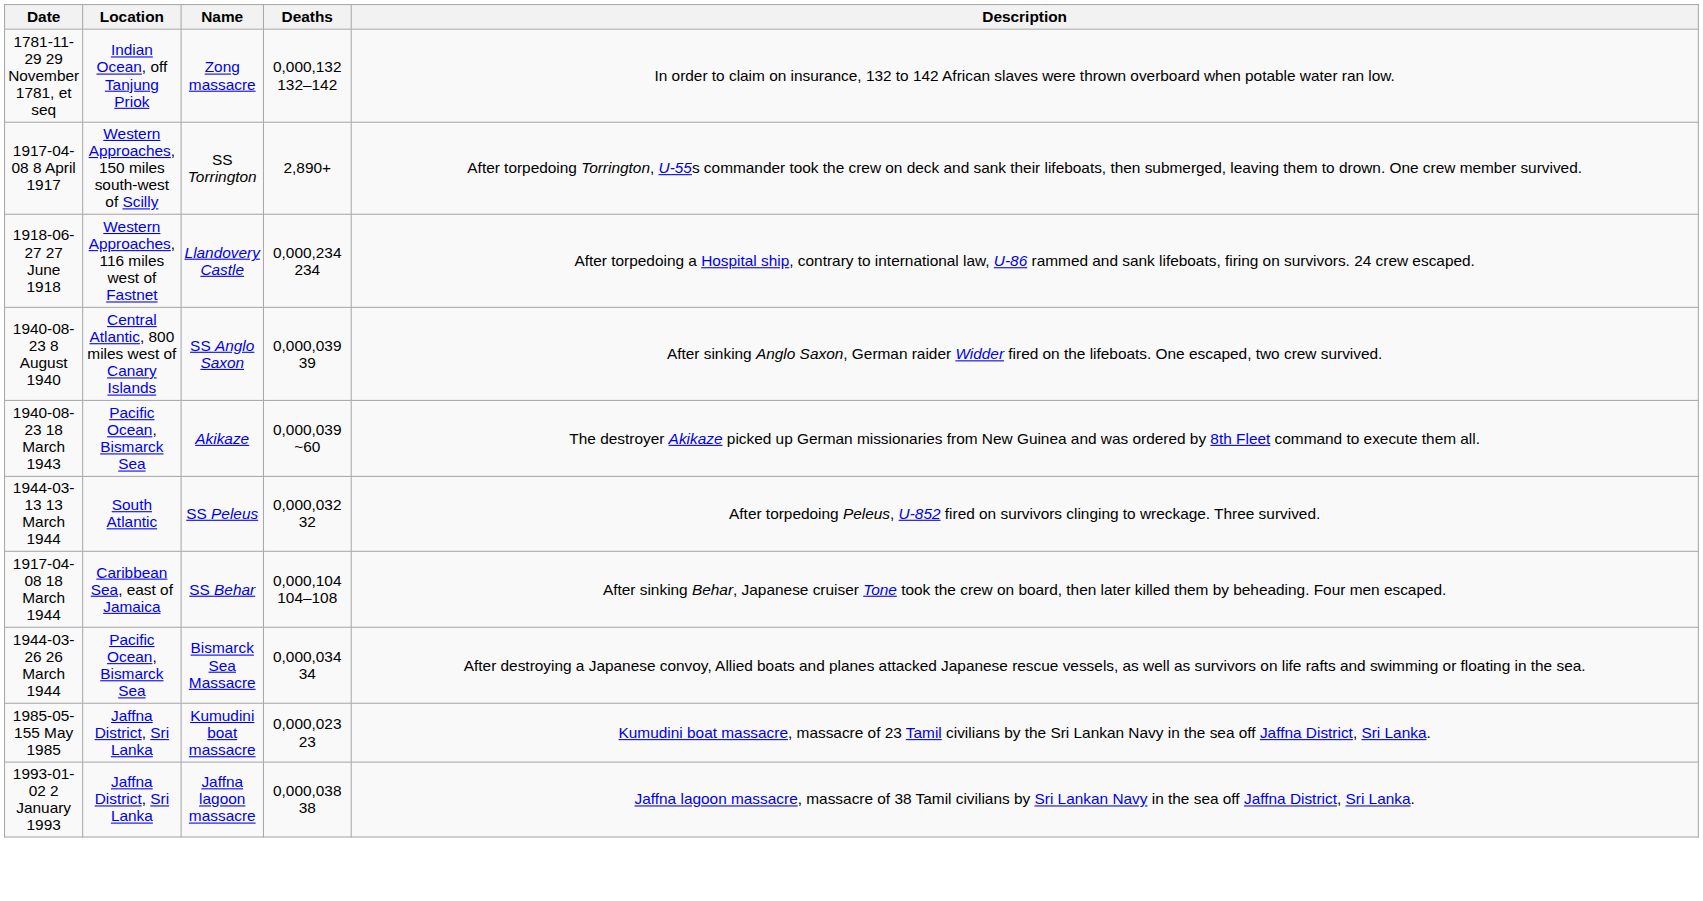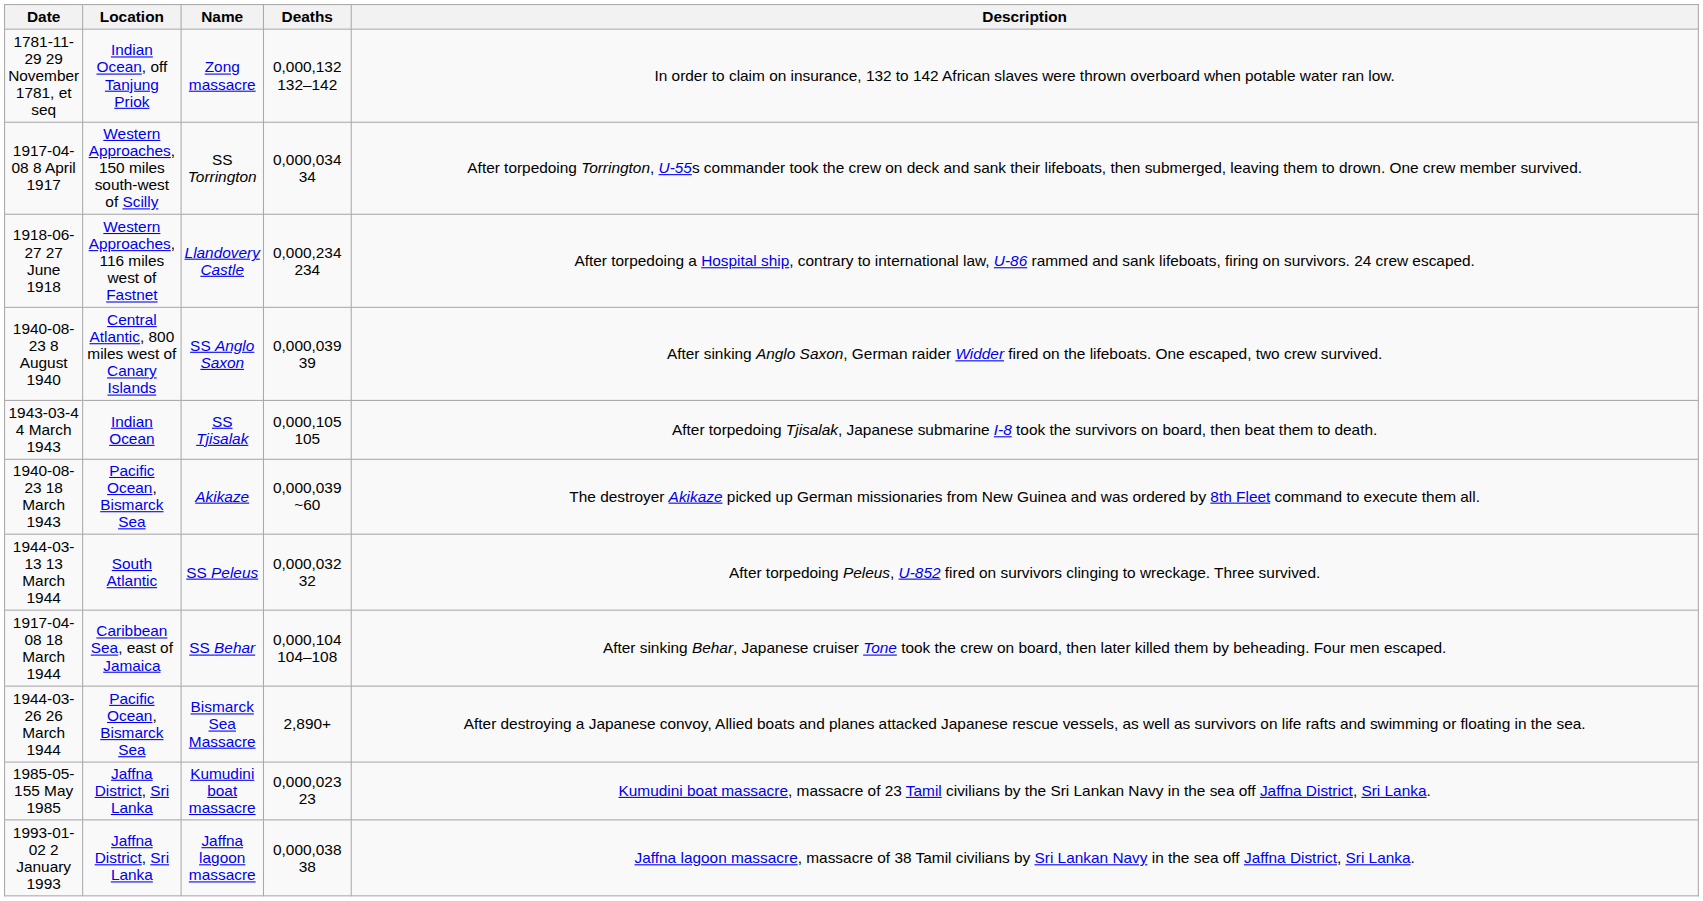(307, 169) 2,890+ -> (307, 169) 0,000,034 34
+ row: (44, 430)
(307, 666) 0,000,034 34 -> (307, 724) 2,890+
